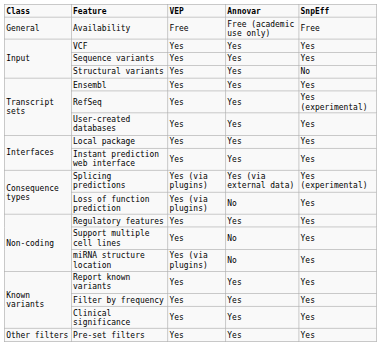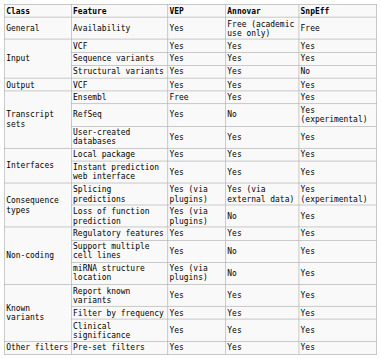(179, 28) Free -> (177, 28) Yes
+ row: (21, 85)
(177, 85) Yes -> (179, 97) Free
(235, 102) Yes -> (232, 115) No
